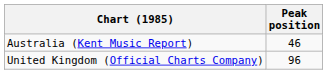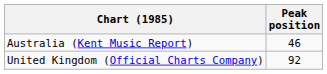(294, 60) 96 -> (294, 60) 92
